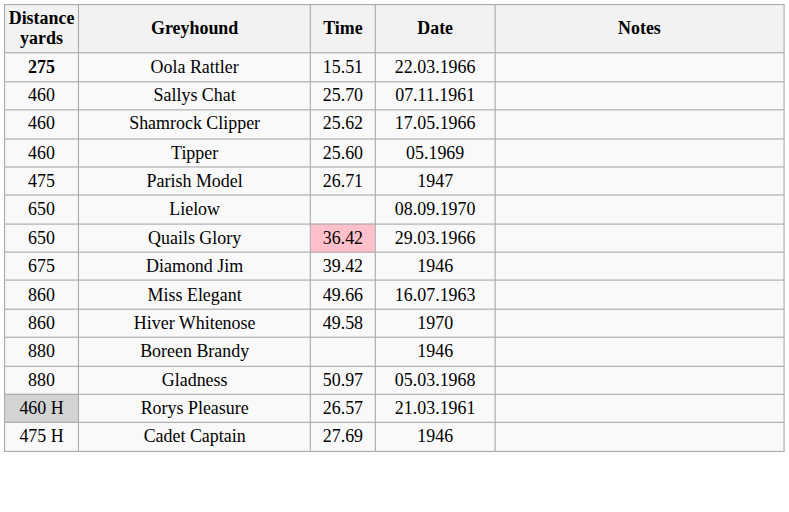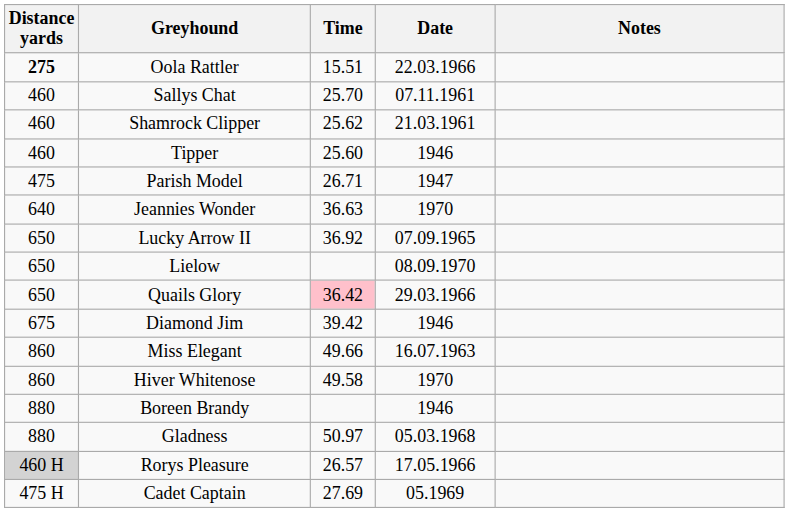(435, 124) 17.05.1966 -> (435, 124) 21.03.1961
(435, 152) 05.1969 -> (435, 152) 1946
+ row: (195, 209)
+ row: (195, 237)
(435, 408) 21.03.1961 -> (435, 465) 17.05.1966
(435, 436) 1946 -> (435, 493) 05.1969
